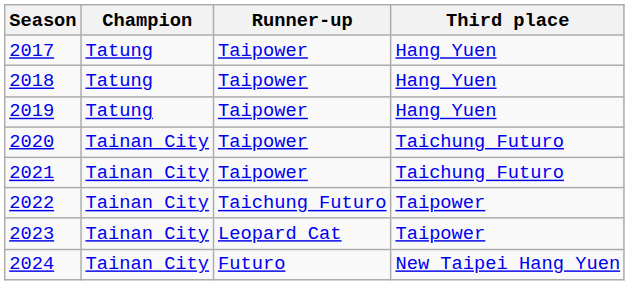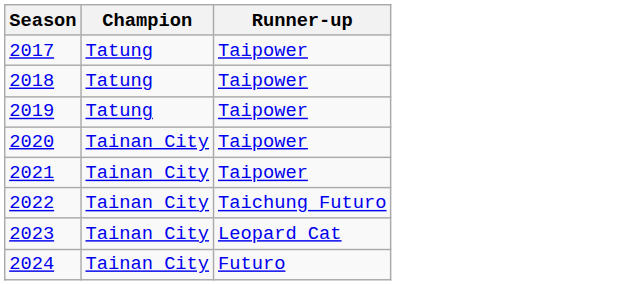- column: (508, 20)
